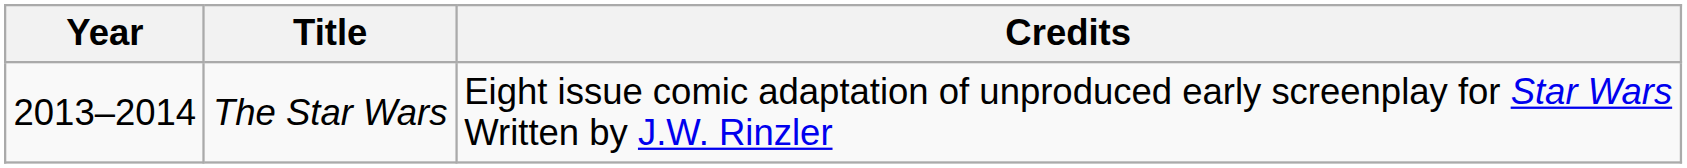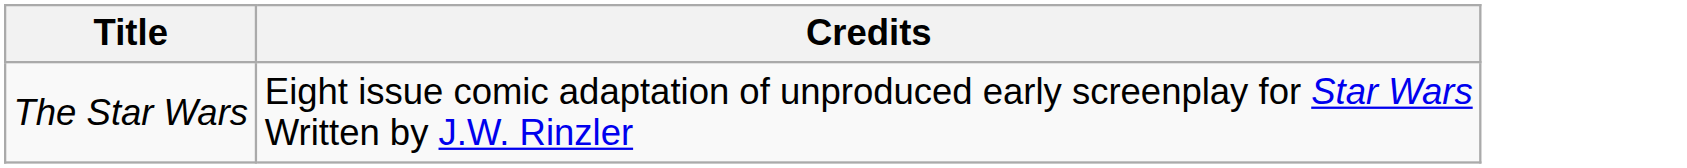- column: (105, 33)
